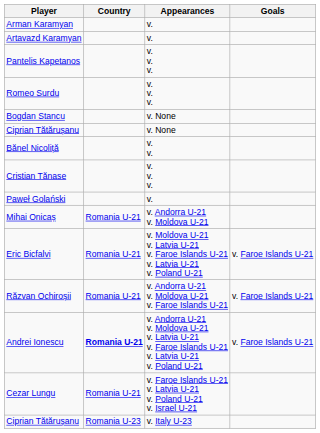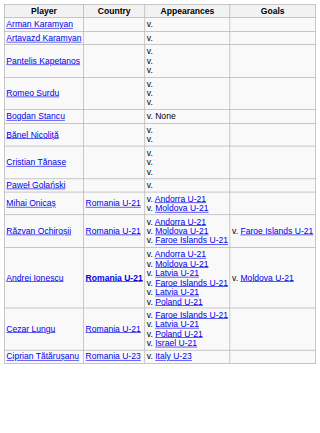- row: (43, 129)
- row: (28, 254)
(273, 342) v. Faroe Islands U-21 -> (263, 277) v. Moldova U-21
